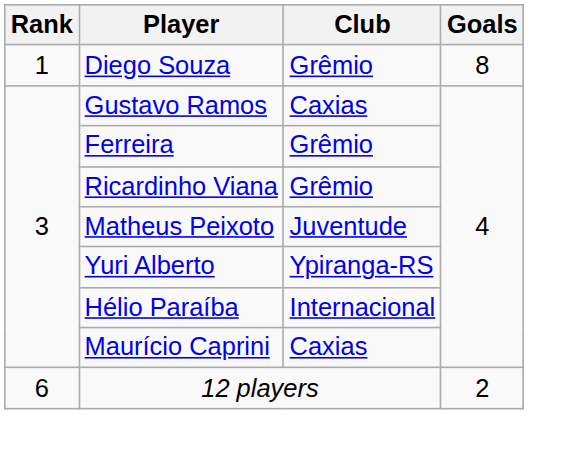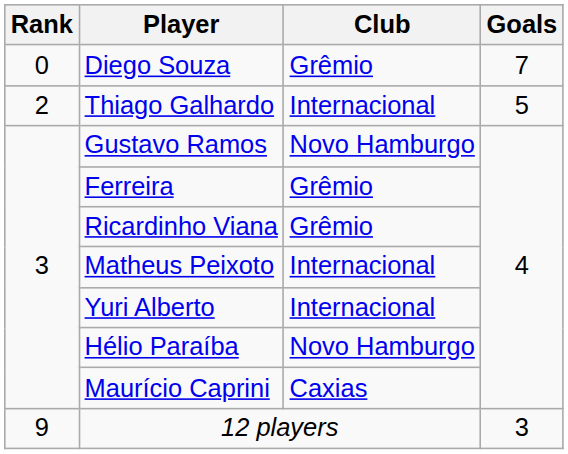(42, 65) 1 -> (42, 65) 0
(482, 65) 8 -> (522, 65) 7
+ row: (179, 105)
(328, 105) Caxias -> (382, 145) Novo Hamburgo
(348, 226) Juventude -> (362, 266) Internacional
(361, 266) Ypiranga-RS -> (362, 307) Internacional
(362, 307) Internacional -> (382, 347) Novo Hamburgo
(42, 387) 6 -> (42, 428) 9
(482, 387) 2 -> (522, 428) 3
